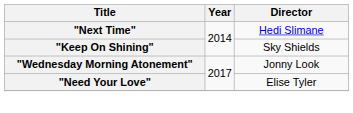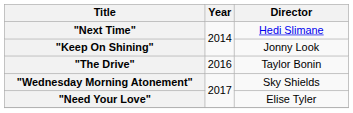(291, 47) Sky Shields -> (291, 47) Jonny Look
+ row: (105, 64)
(291, 64) Jonny Look -> (291, 82) Sky Shields
